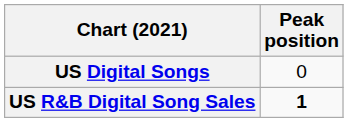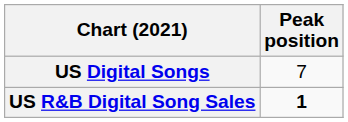(302, 71) 0 -> (302, 71) 7
